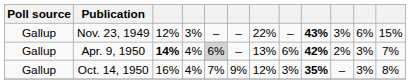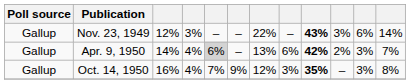(391, 33) 15% -> (391, 33) 14%
(167, 51) bold -> (167, 51) normal
